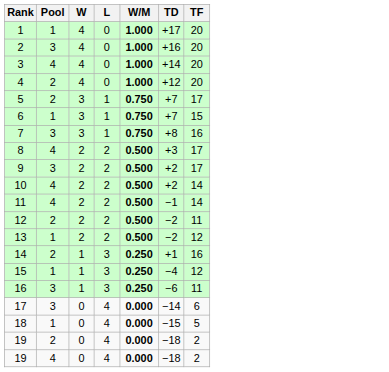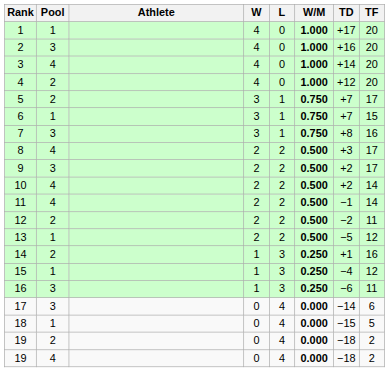+ column: (156, 13)
(171, 237) −2 -> (346, 237) −5
